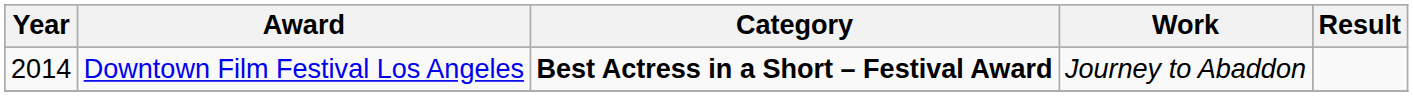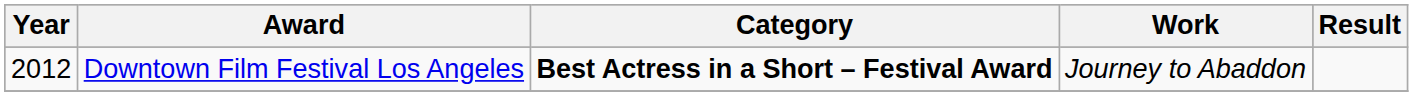(41, 68) 2014 -> (41, 68) 2012
